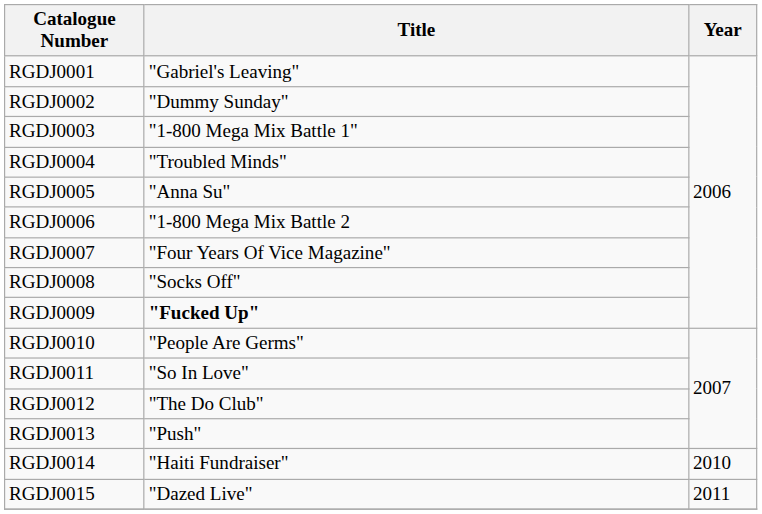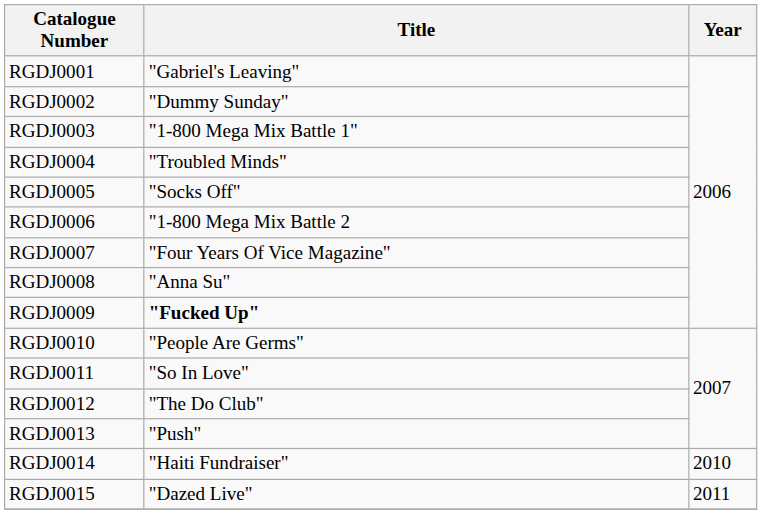(189, 191) "Anna Su" -> (195, 191) "Socks Off"
(195, 282) "Socks Off" -> (189, 282) "Anna Su"
